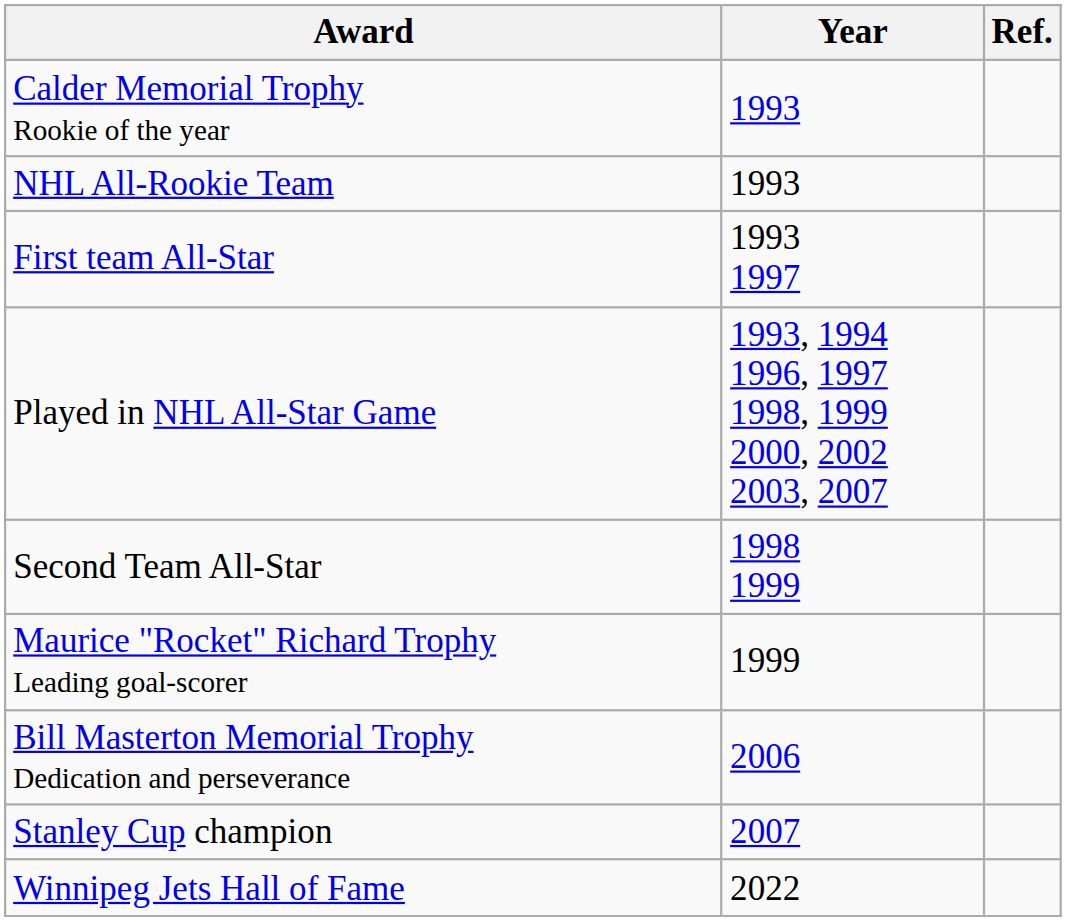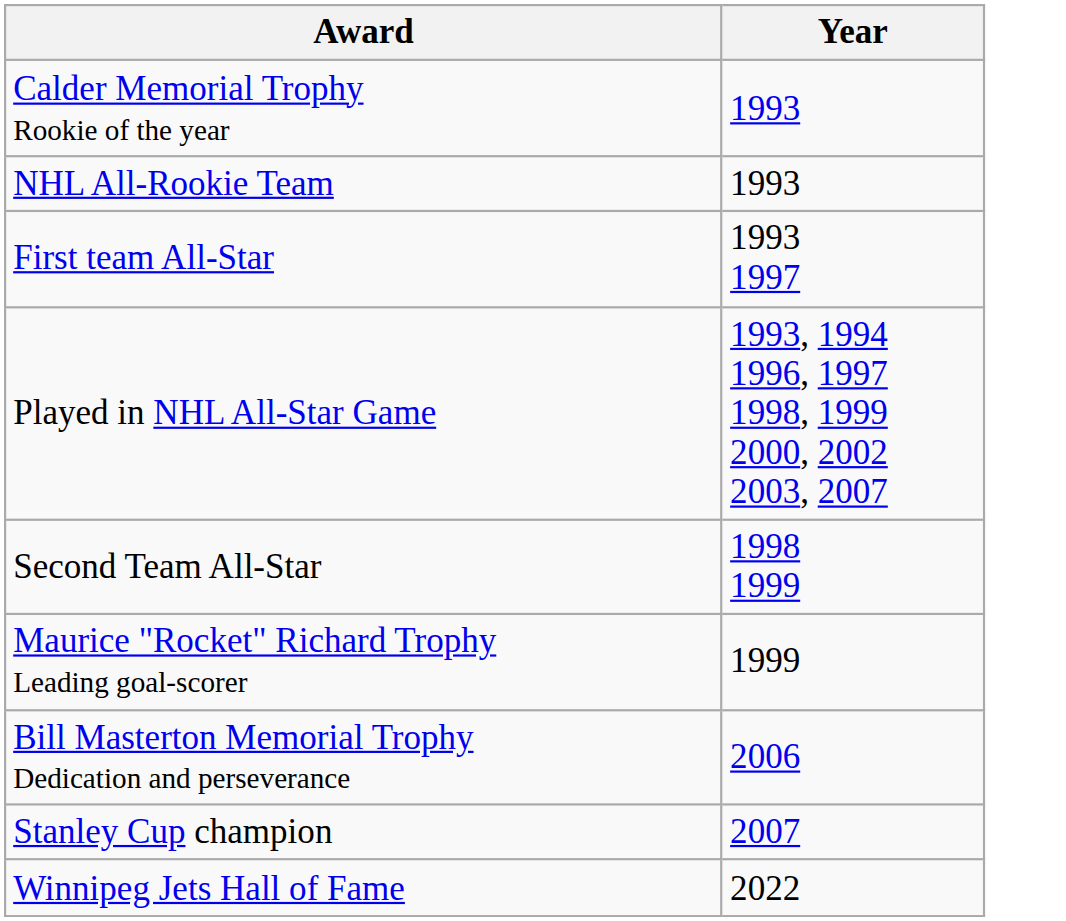- column: (1022, 32)
